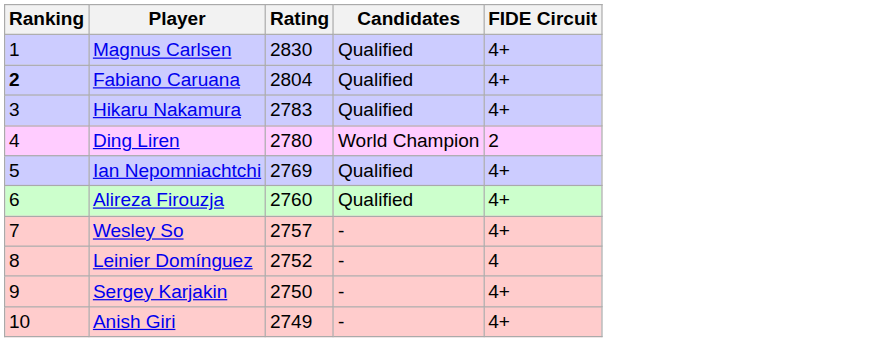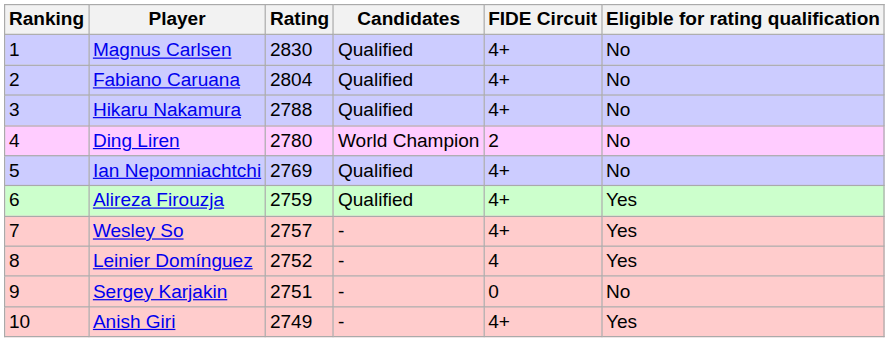+ column: (743, 19)
(14, 79) bold -> (14, 79) normal
(291, 110) 2783 -> (291, 110) 2788
(291, 200) 2760 -> (291, 200) 2759
(291, 291) 2750 -> (291, 291) 2751
(499, 291) 4+ -> (493, 291) 0
